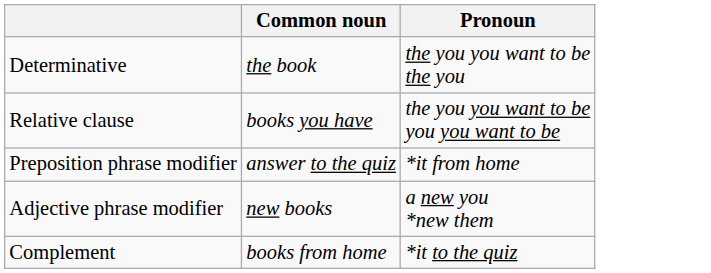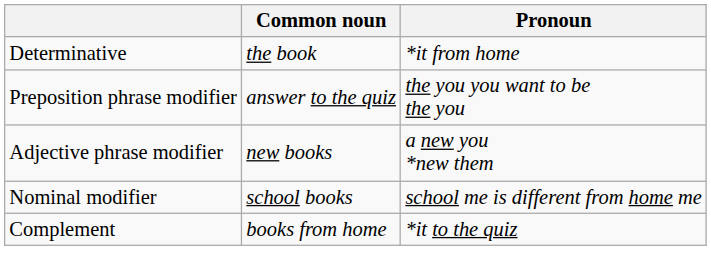(498, 64) the you you want to be the you -> (462, 53) *it from home
- row: (72, 120)
(462, 164) *it from home -> (498, 97) the you you want to be the you
+ row: (83, 196)
